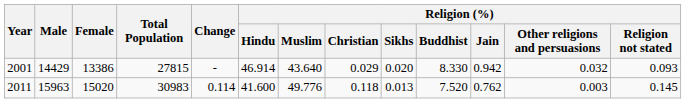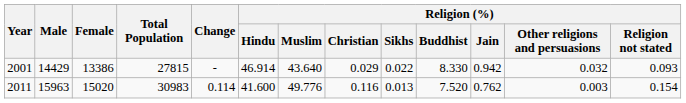(399, 68) 0.020 -> (399, 68) 0.022
(365, 87) 0.118 -> (365, 87) 0.116
(664, 87) 0.145 -> (664, 87) 0.154
